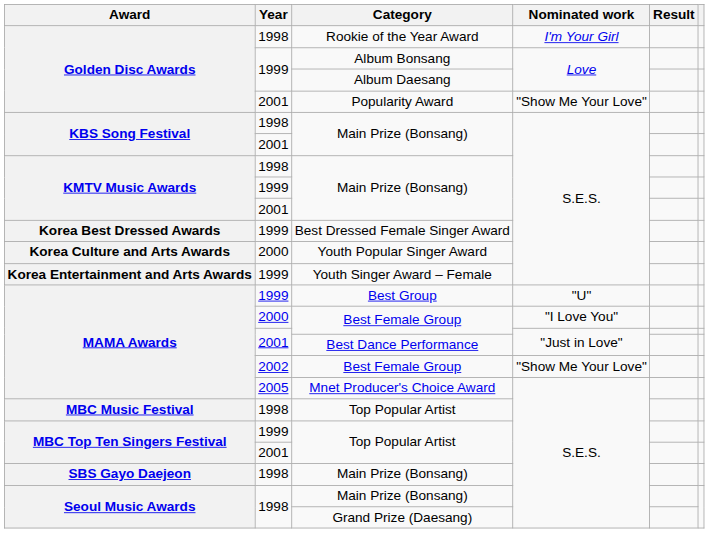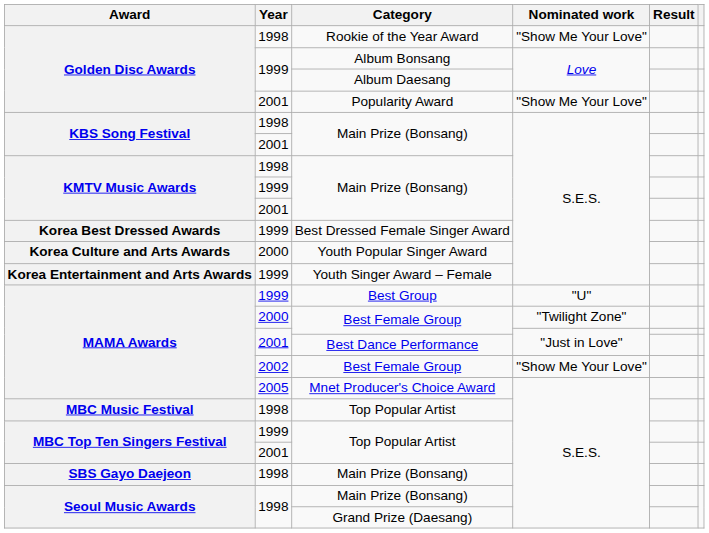(581, 36) I'm Your Girl -> (581, 36) "Show Me Your Love"
(581, 317) "I Love You" -> (581, 317) "Twilight Zone"
